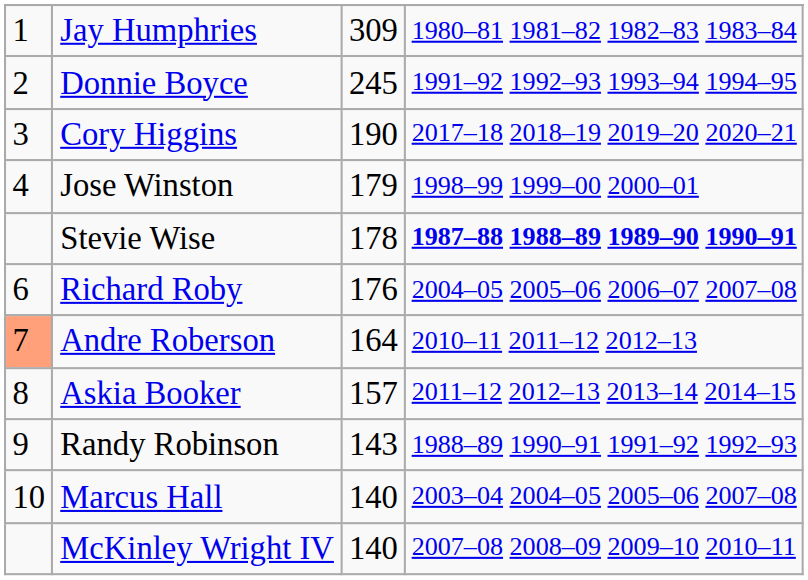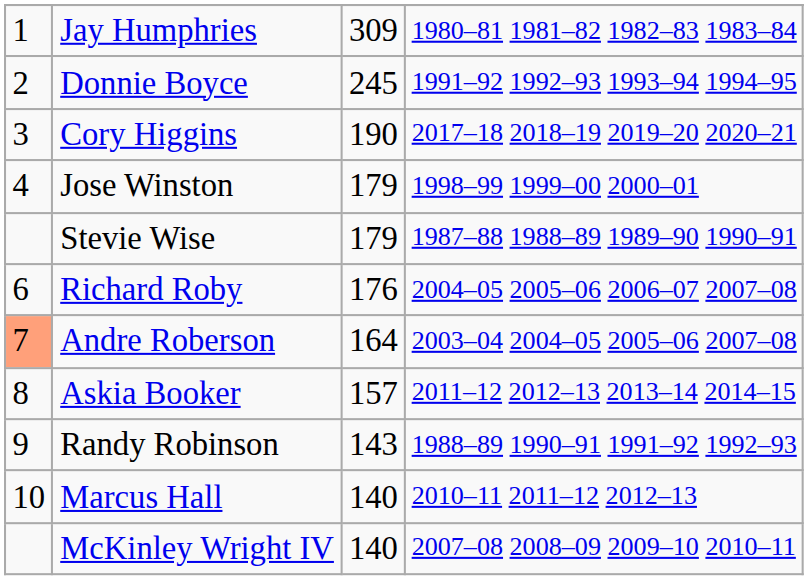(373, 237) 178 -> (373, 237) 179
(604, 237) bold -> (604, 237) normal
(554, 340) 2010–11 2011–12 2012–13 -> (604, 340) 2003–04 2004–05 2005–06 2007–08
(604, 496) 2003–04 2004–05 2005–06 2007–08 -> (554, 496) 2010–11 2011–12 2012–13
